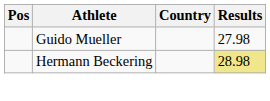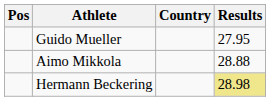(234, 38) 27.98 -> (234, 38) 27.95
+ row: (79, 61)
